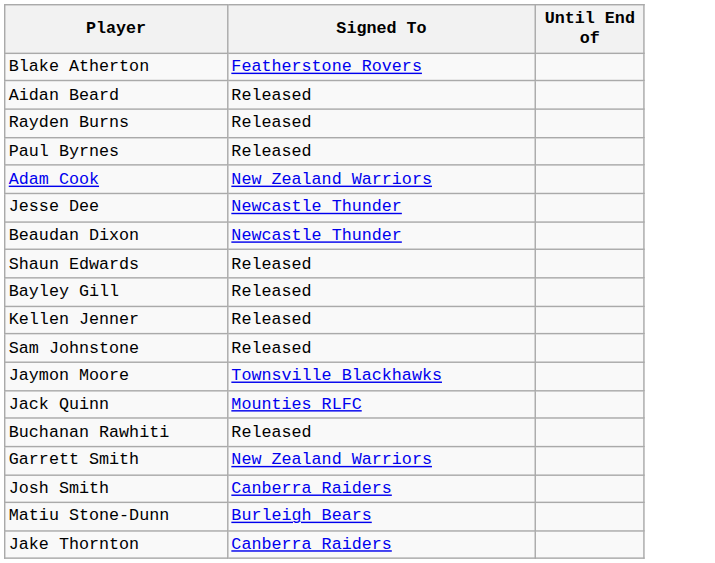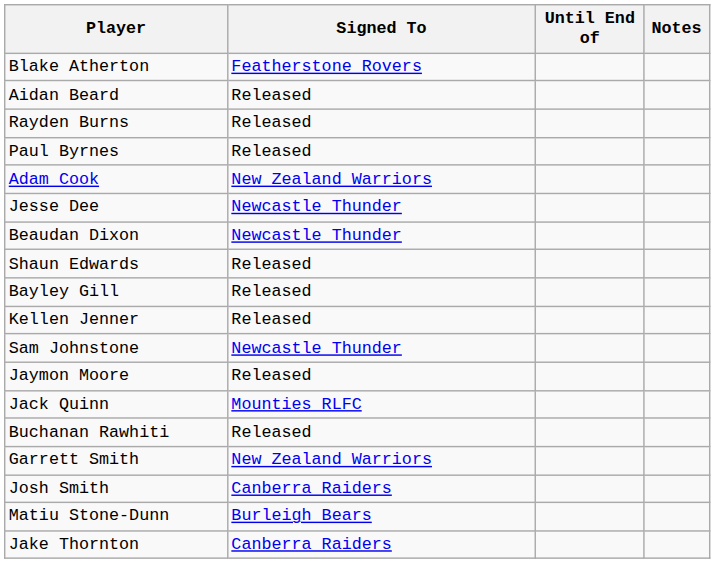+ column: (677, 28)
(271, 348) Released -> (317, 348) Newcastle Thunder
(337, 376) Townsville Blackhawks -> (271, 376) Released
